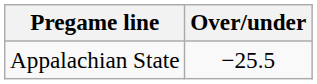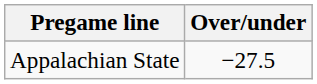(248, 59) −25.5 -> (248, 59) −27.5
